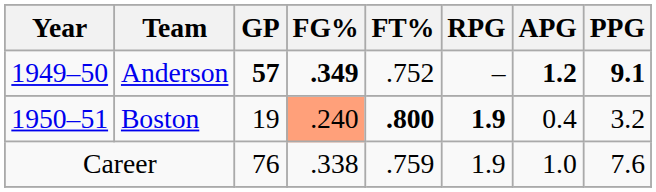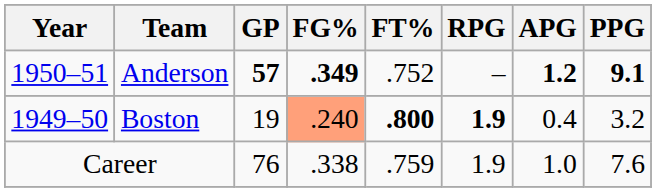(60, 73) 1949–50 -> (60, 73) 1950–51
(60, 118) 1950–51 -> (60, 118) 1949–50
